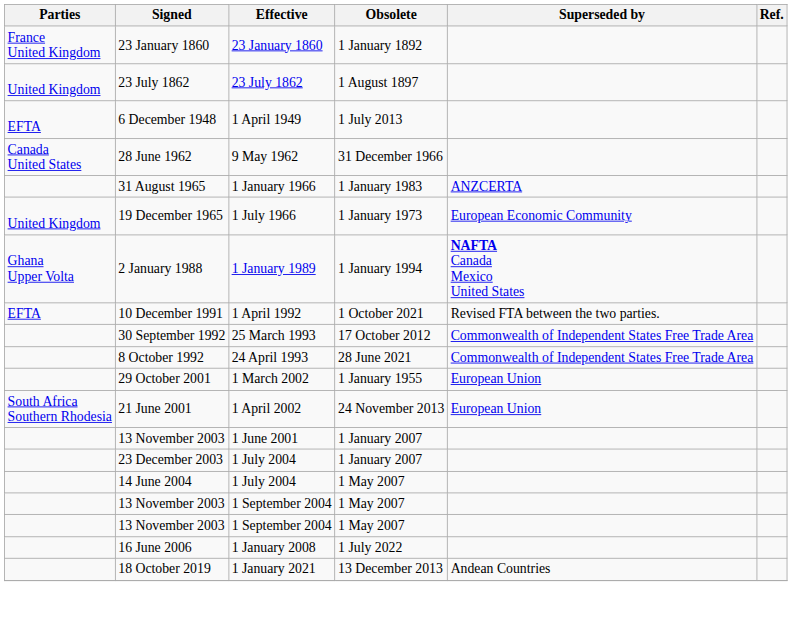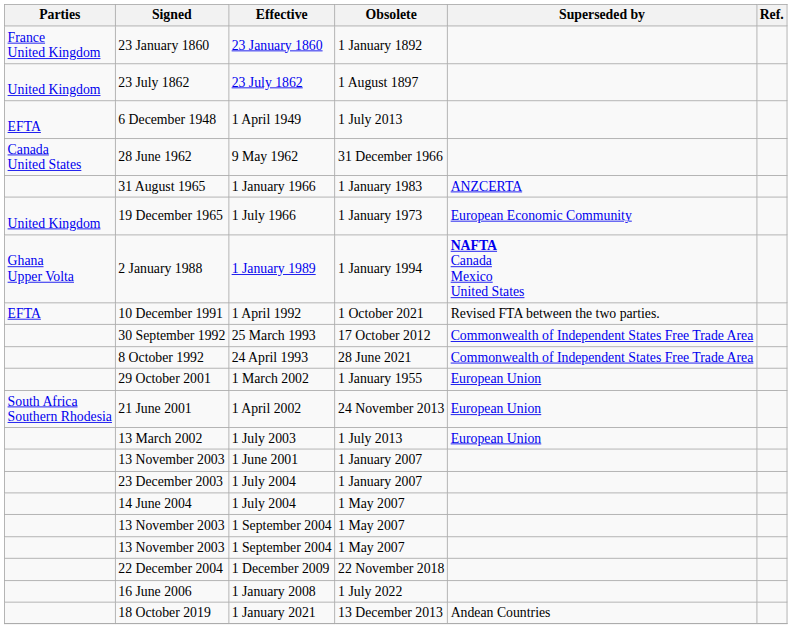+ row: (160, 438)
+ row: (171, 569)
